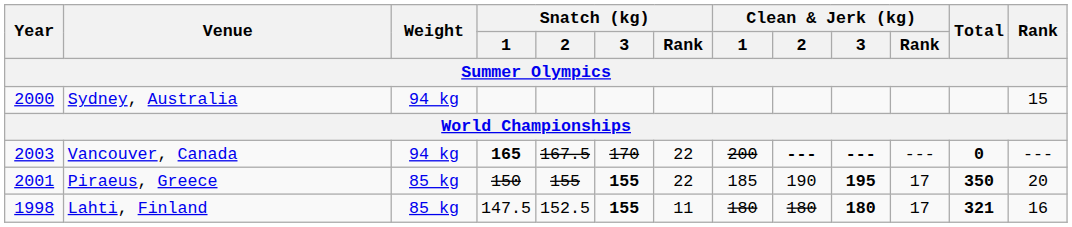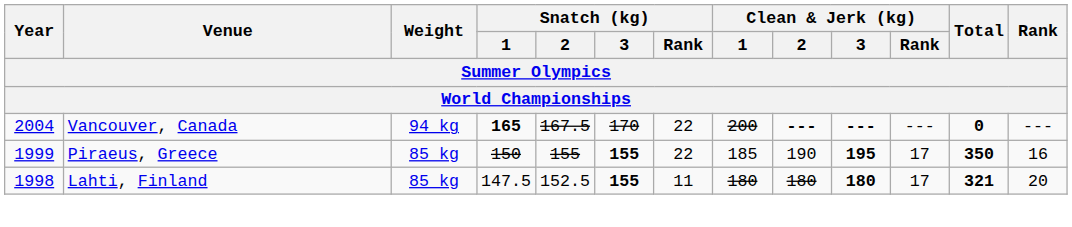- row: (153, 100)
(34, 154) 2003 -> (34, 127) 2004
(34, 181) 2001 -> (34, 154) 1999
(1038, 181) 20 -> (1038, 154) 16
(1038, 208) 16 -> (1038, 181) 20
